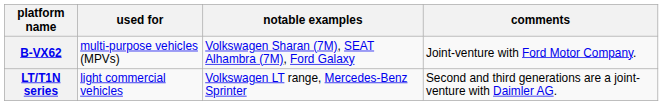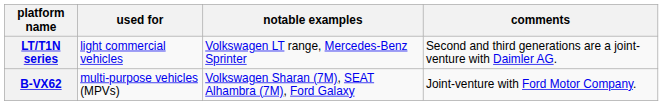rows swapped: (41, 52) <-> (41, 84)
